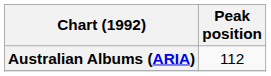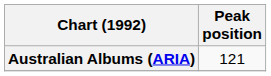(232, 58) 112 -> (232, 58) 121
